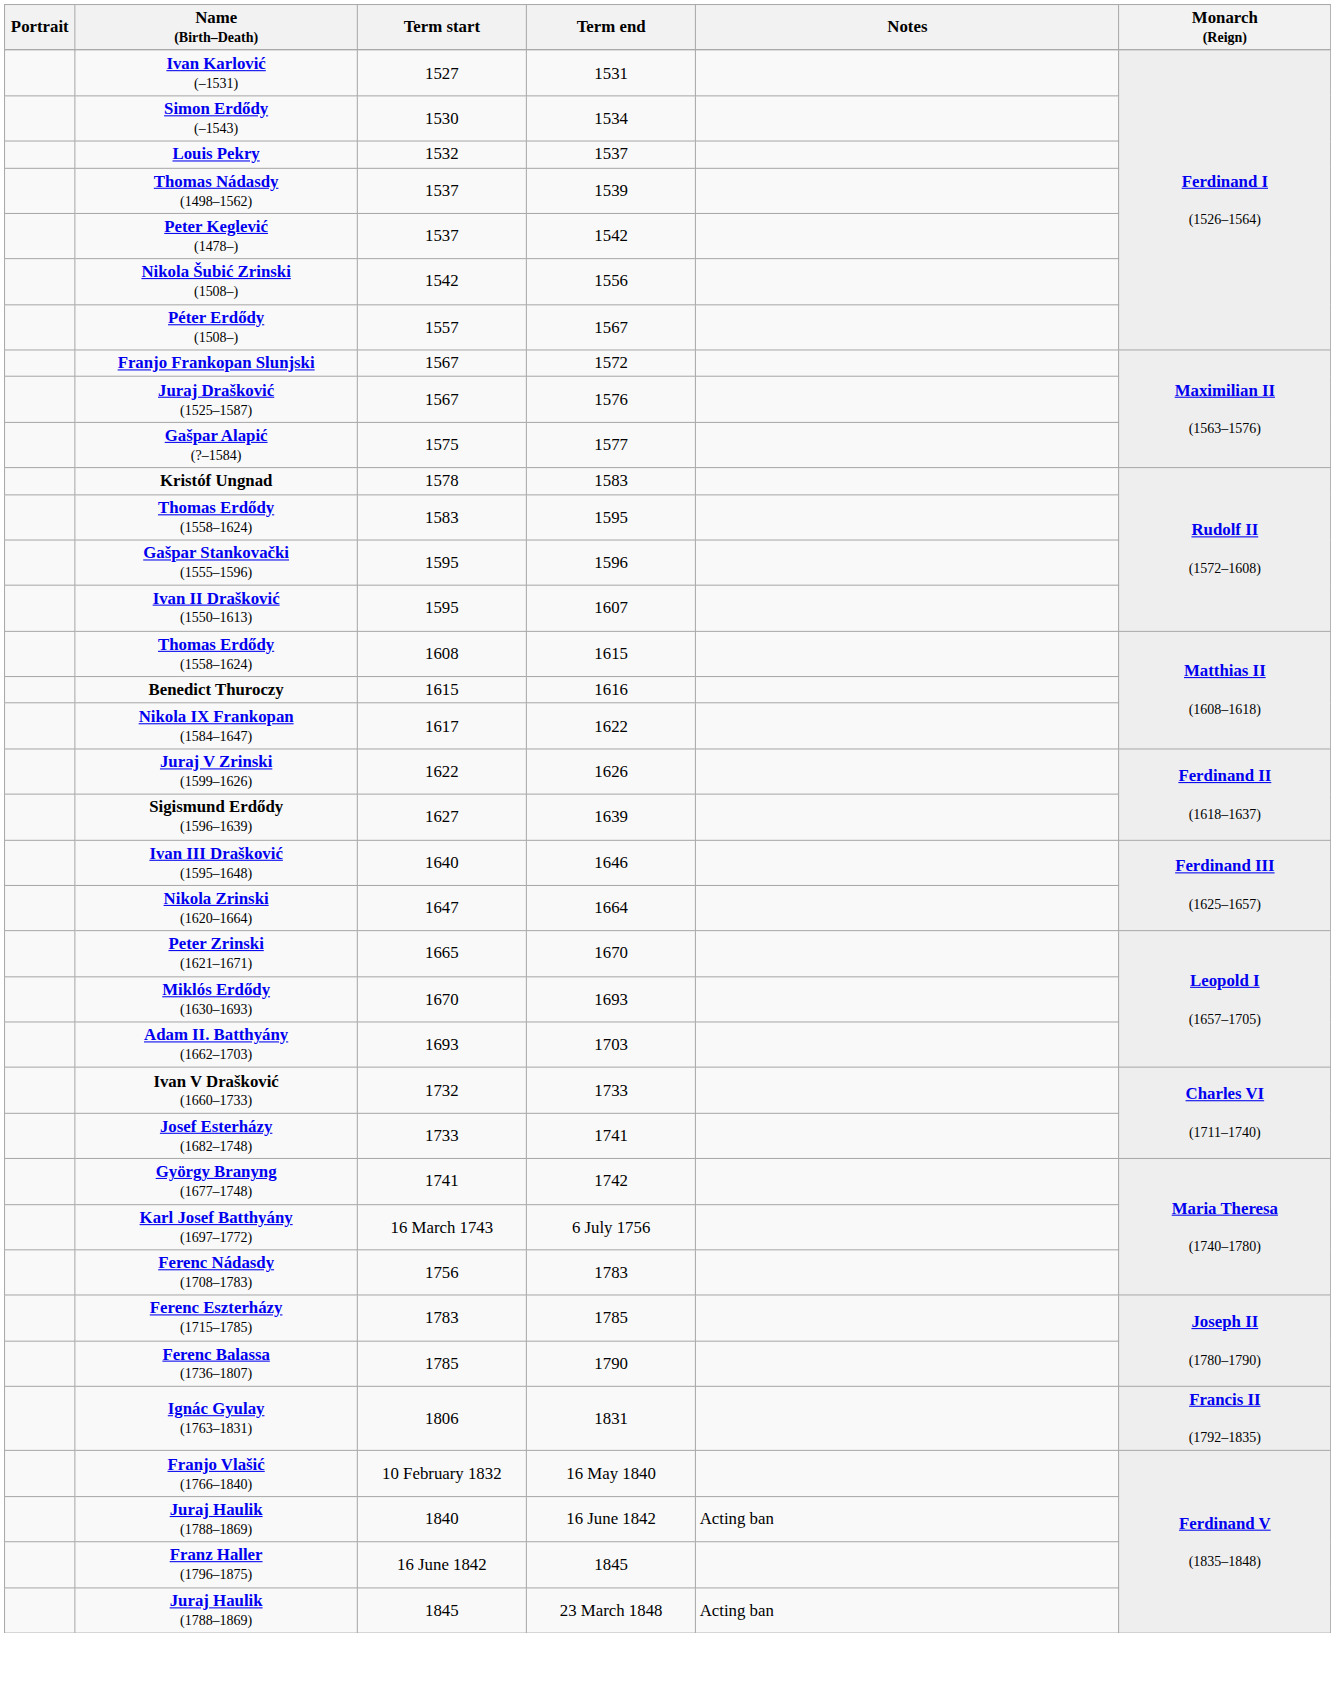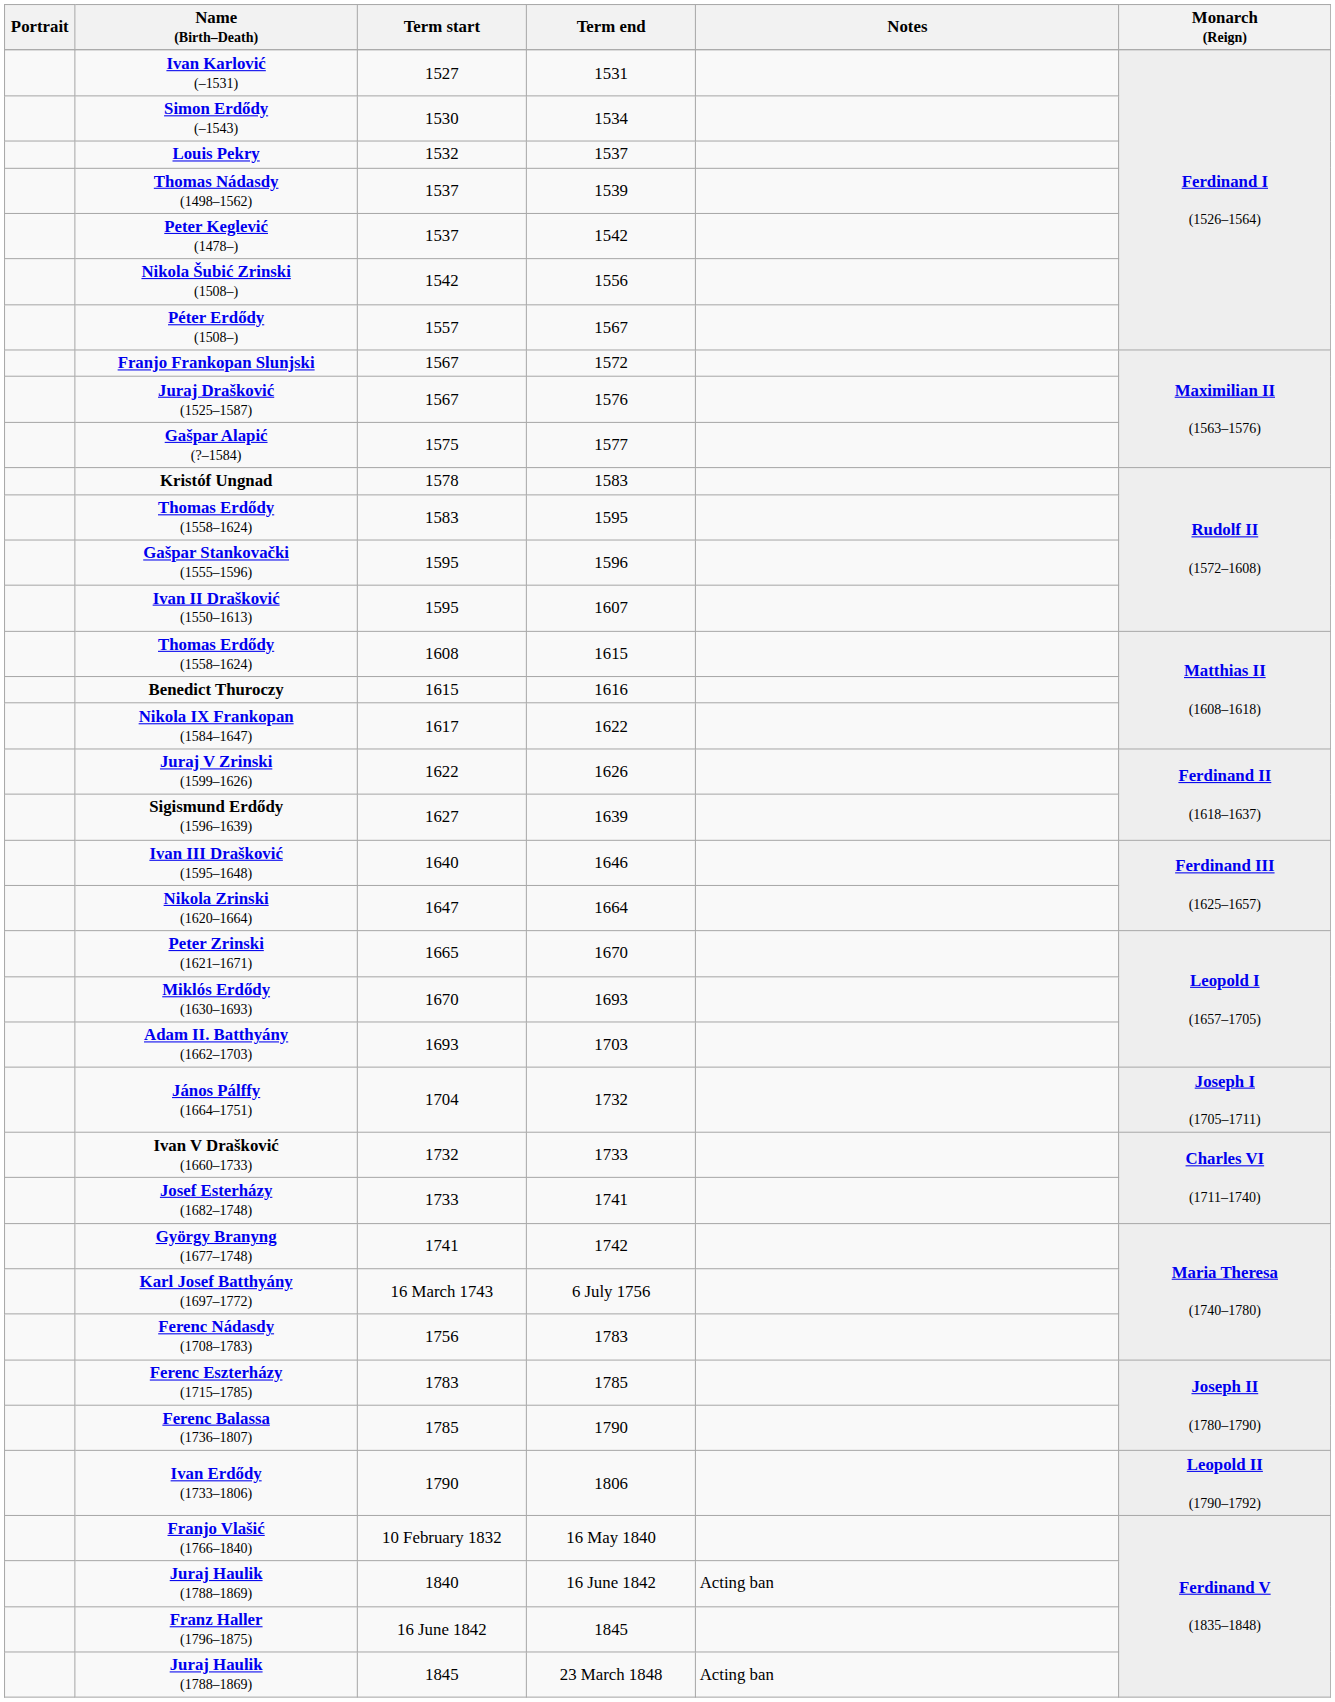+ row: (216, 1099)
+ row: (216, 1482)
- row: (216, 1418)
